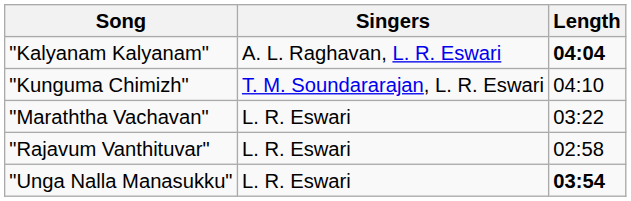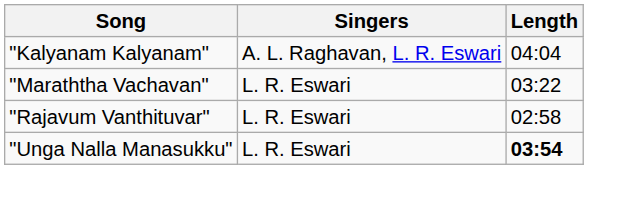(579, 53) bold -> (536, 53) normal
- row: (99, 85)
